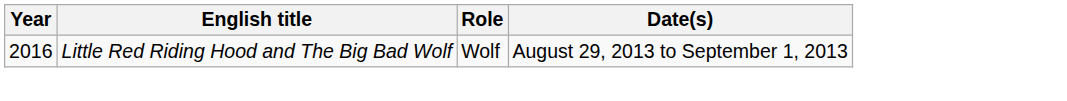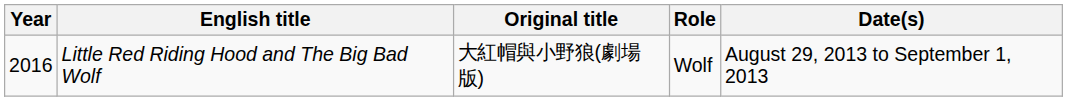+ column: (561, 19)
